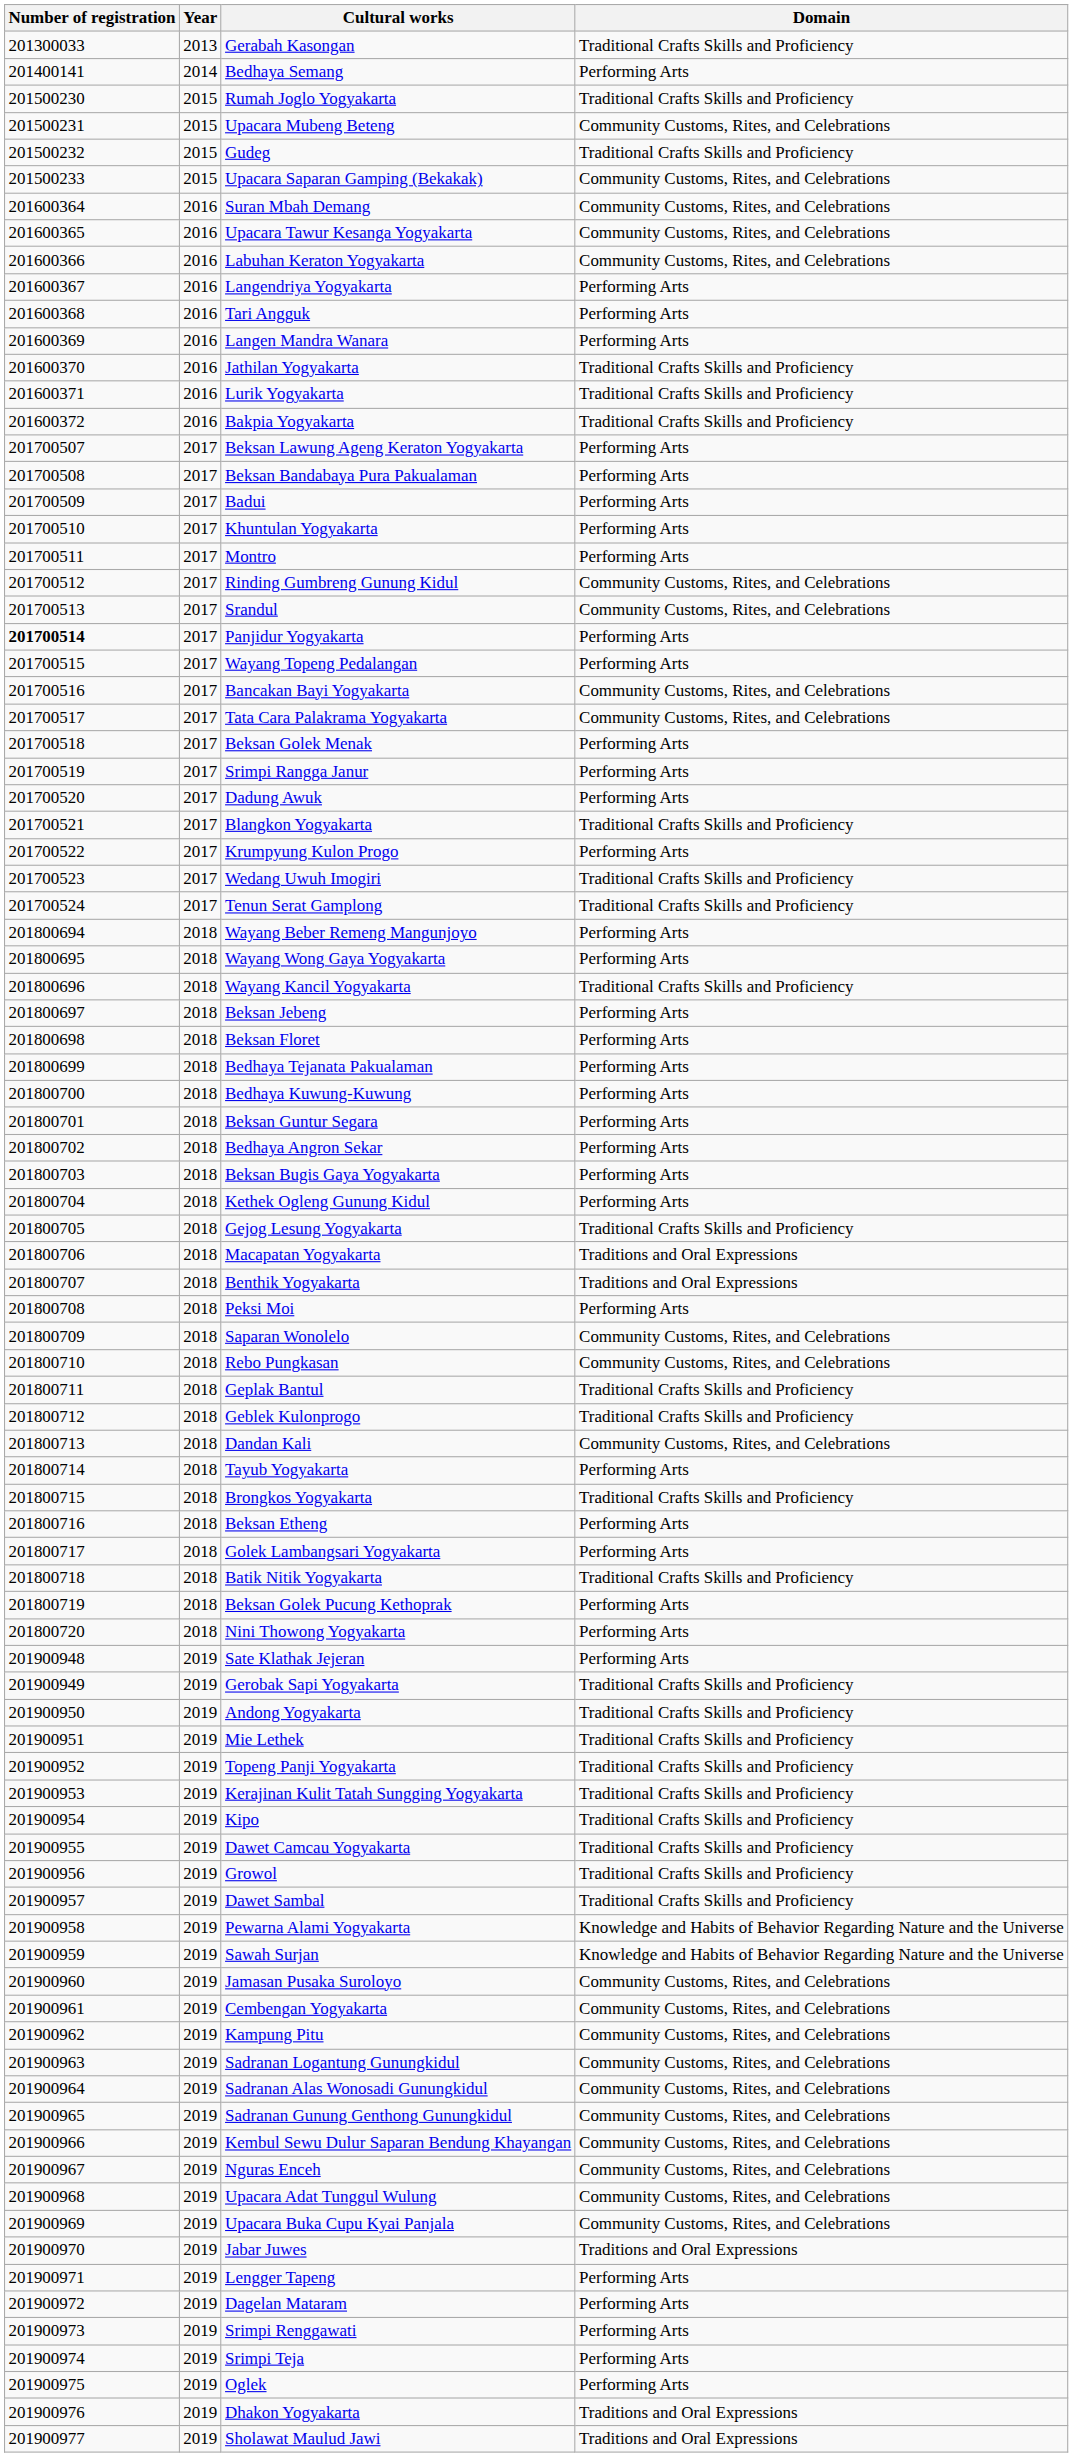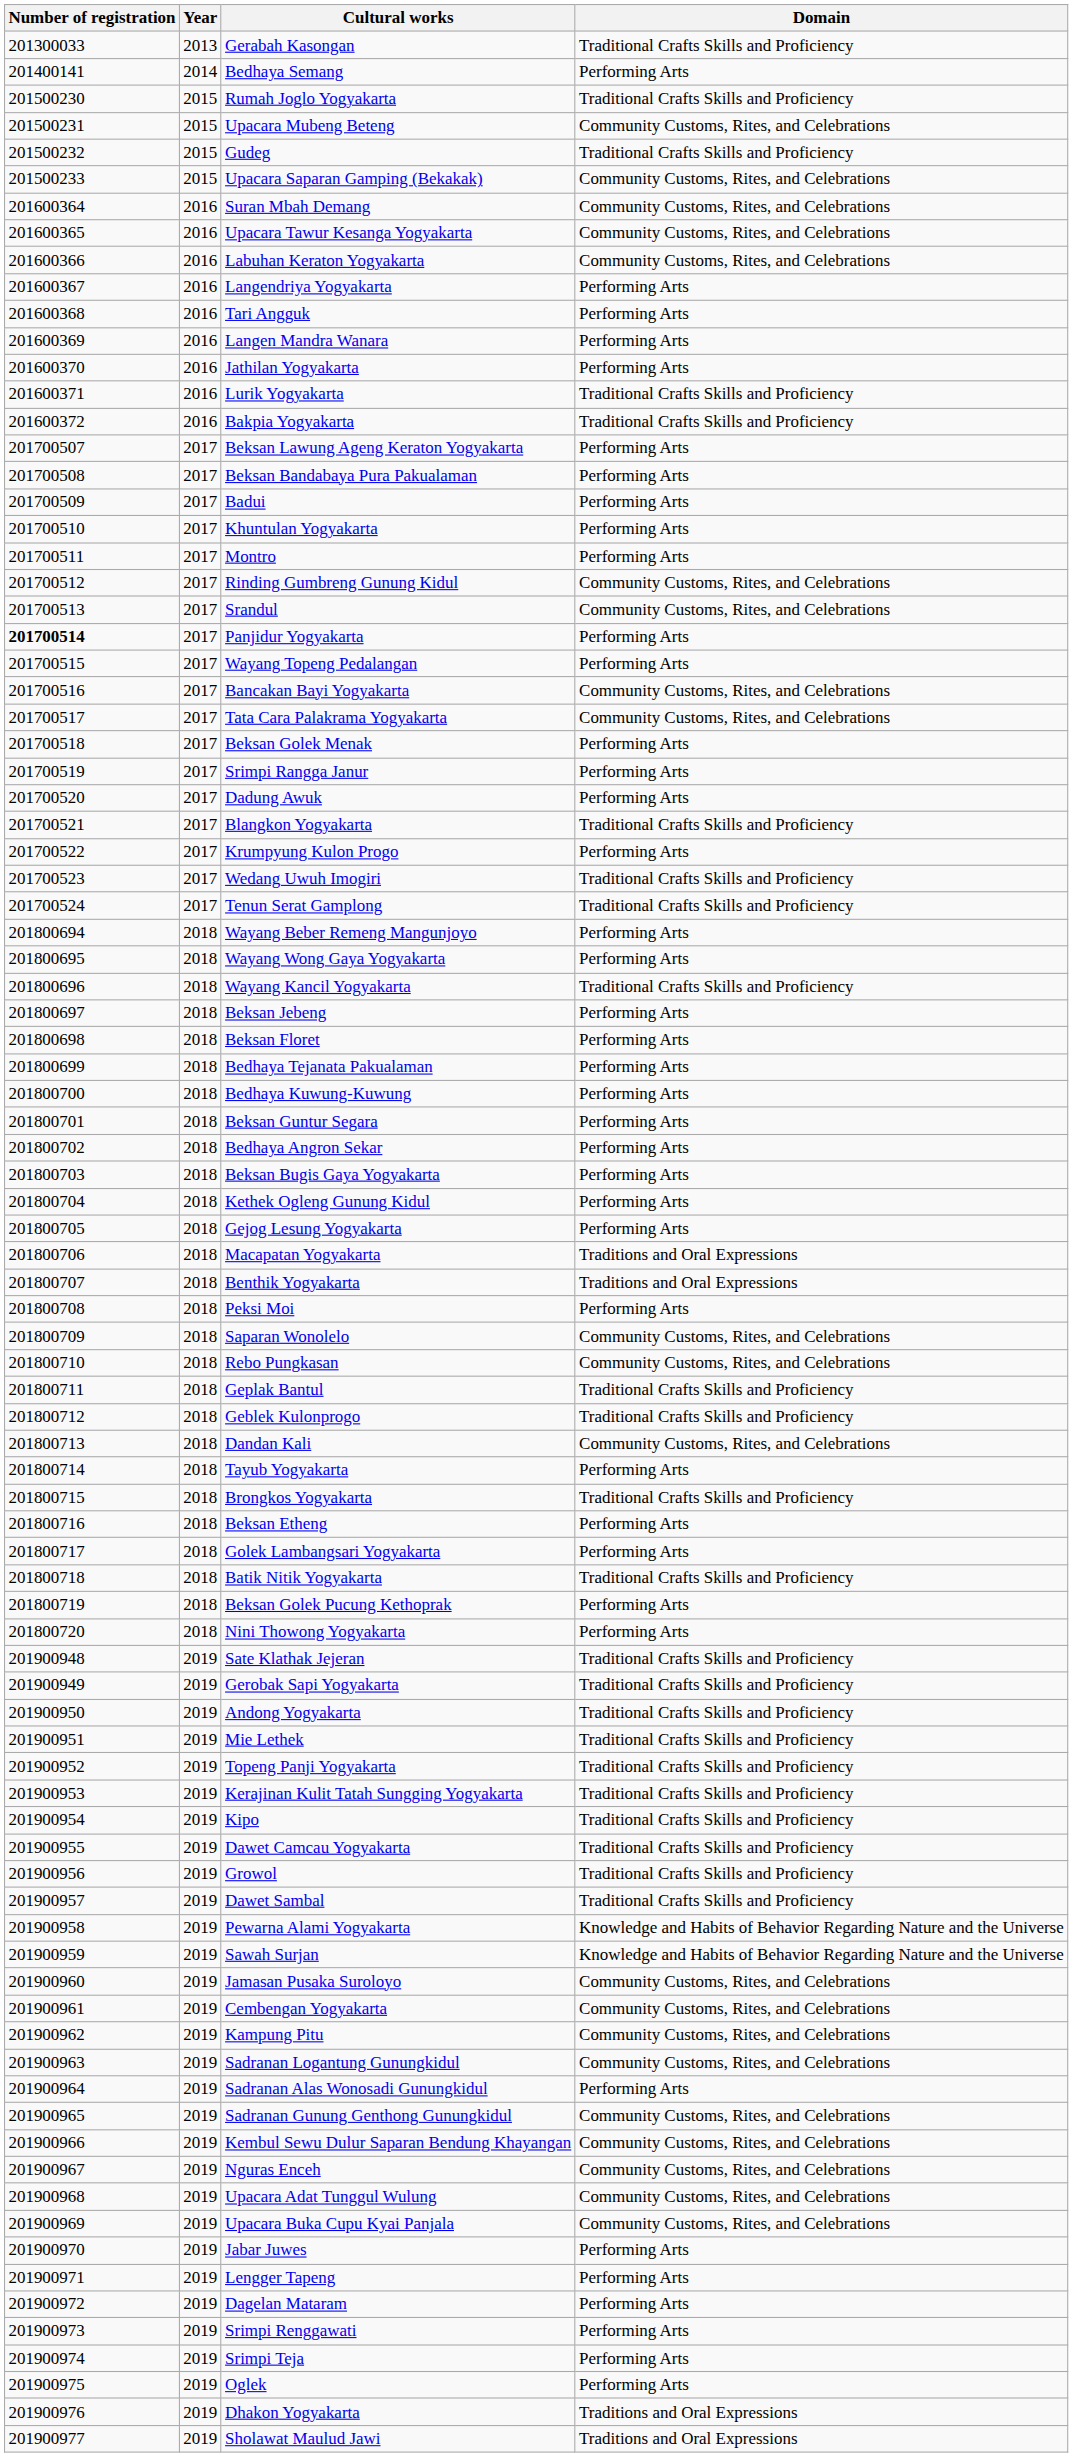(716, 367) Traditional Crafts Skills and Proficiency -> (634, 367) Performing Arts
(716, 1228) Traditional Crafts Skills and Proficiency -> (634, 1228) Performing Arts
(634, 1658) Performing Arts -> (716, 1658) Traditional Crafts Skills and Proficiency
(735, 2089) Community Customs, Rites, and Celebrations -> (634, 2089) Performing Arts
(688, 2250) Traditions and Oral Expressions -> (634, 2250) Performing Arts
